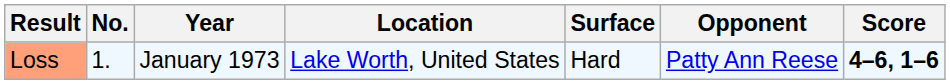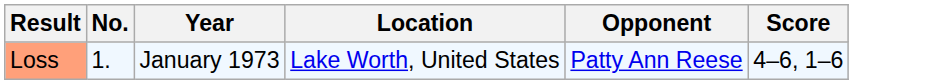- column: (613, 22)
(894, 60) bold -> (798, 60) normal
